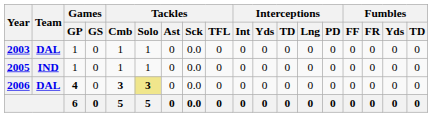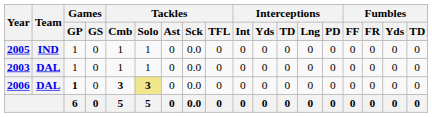rows swapped: (18, 49) <-> (18, 67)
(75, 85) 4 -> (75, 85) 1
